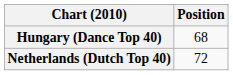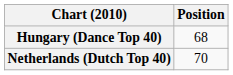(201, 59) 72 -> (201, 59) 70
